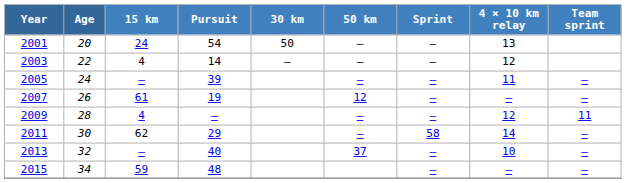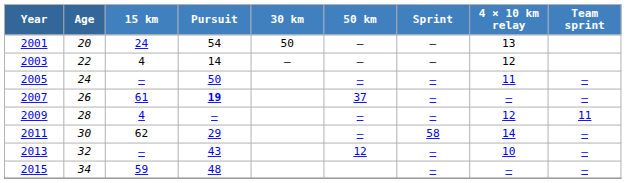(214, 80) 39 -> (214, 80) 50
(214, 98) normal -> (214, 98) bold
(360, 98) 12 -> (360, 98) 37
(214, 152) 40 -> (214, 152) 43
(360, 152) 37 -> (360, 152) 12
